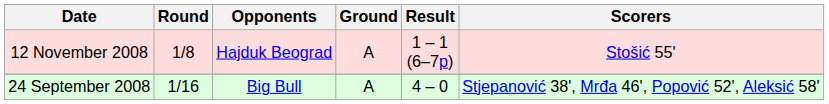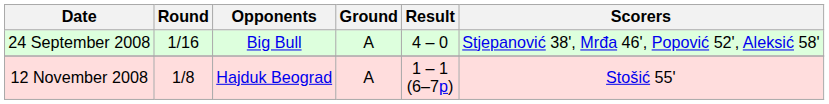rows swapped: (79, 86) <-> (79, 52)
